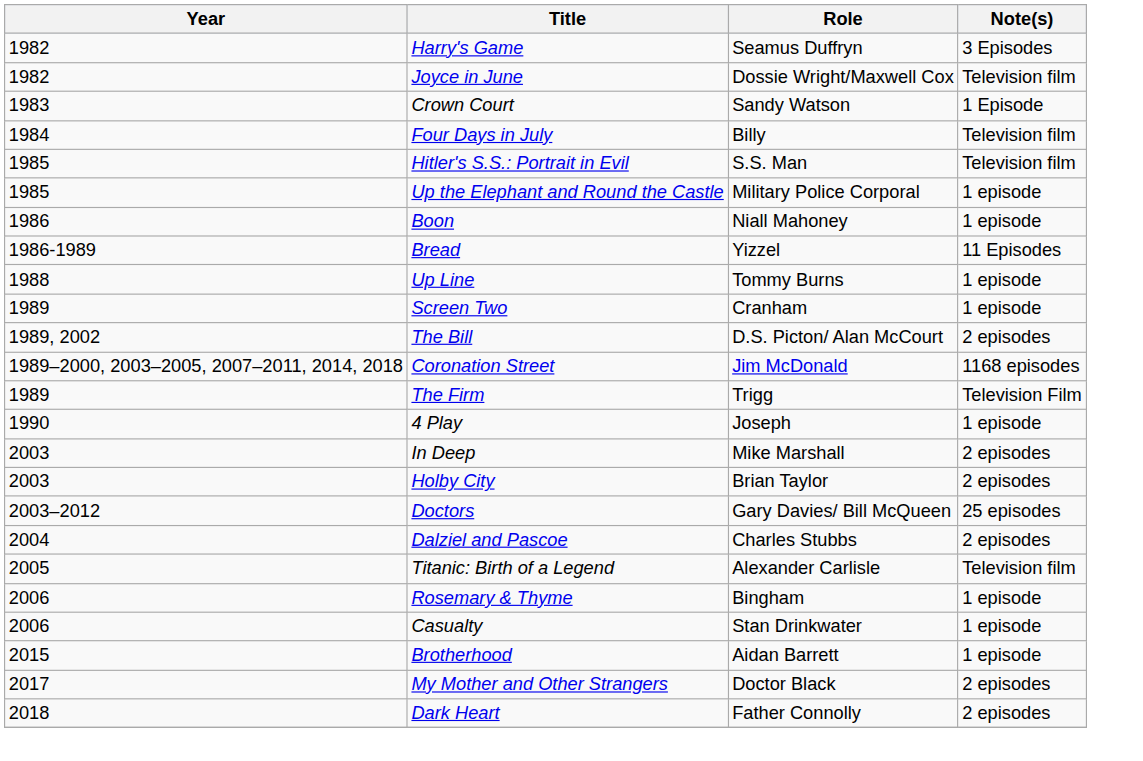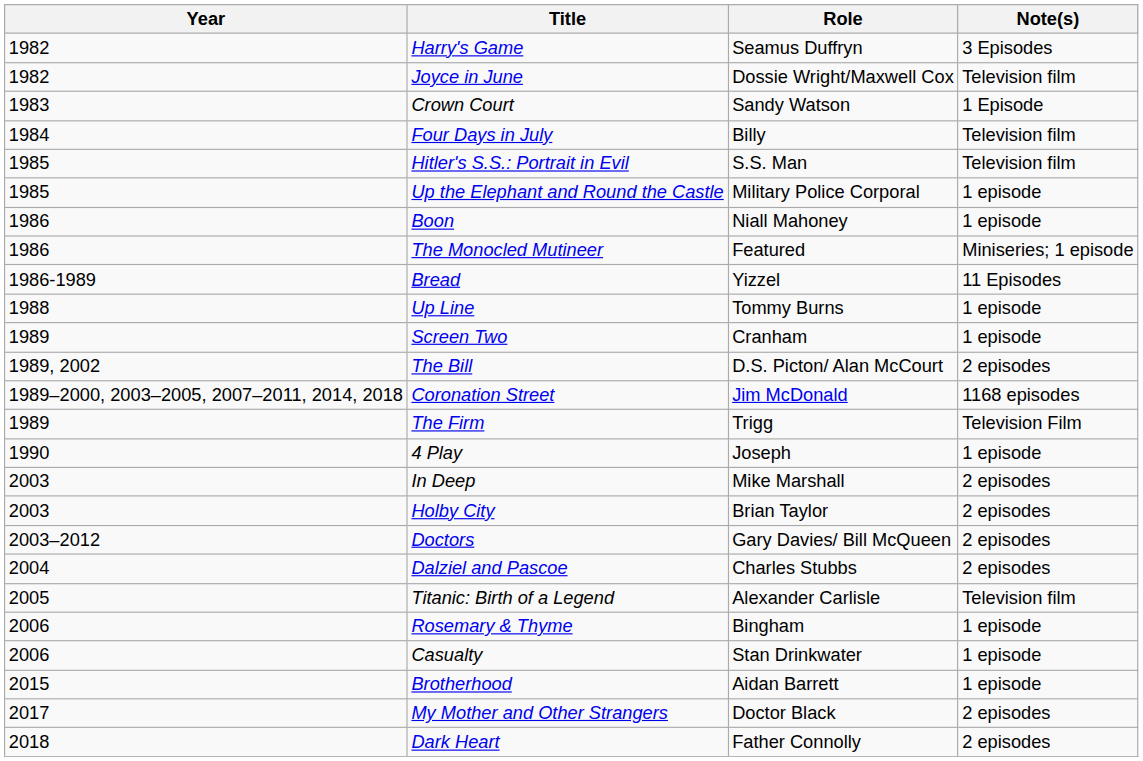+ row: (507, 250)
(1011, 510) 25 episodes -> (1006, 539) 2 episodes
